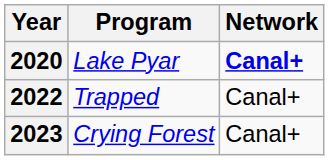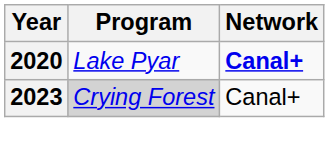- row: (36, 97)
(144, 135) no background -> (144, 97) lightgrey background
